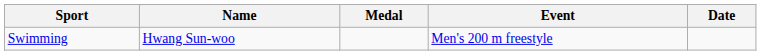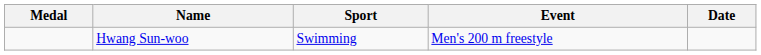columns swapped: (384, 16) <-> (72, 16)
